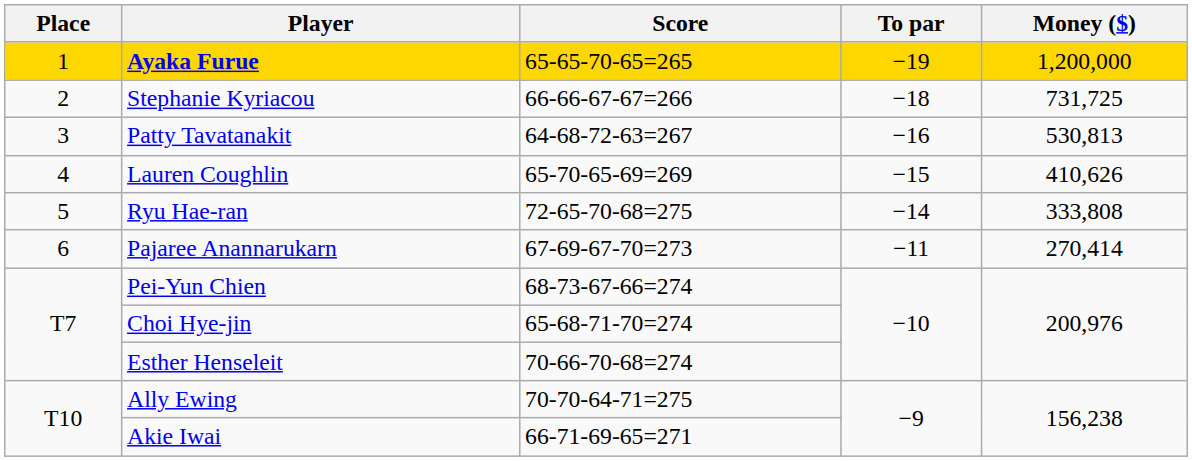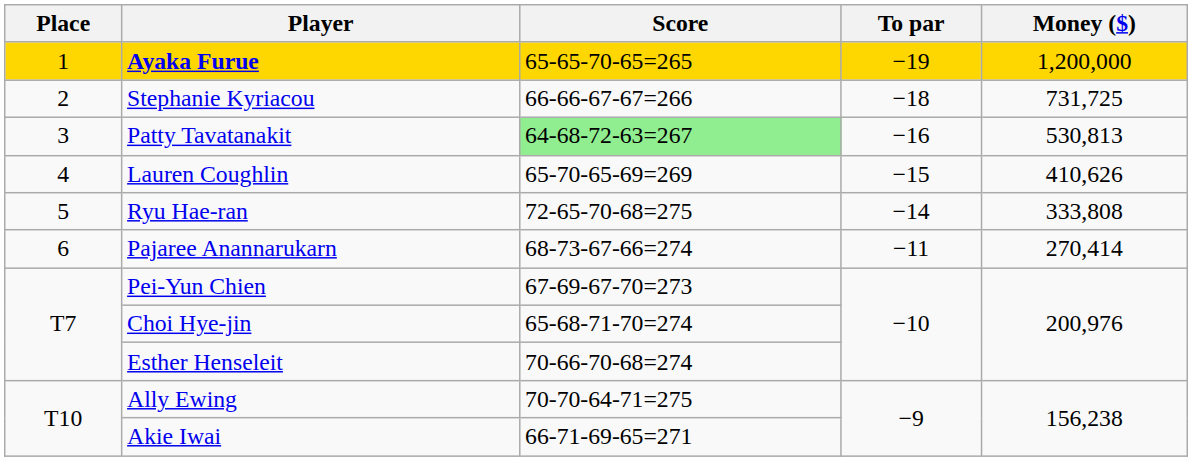(609, 135) no background -> (609, 135) lightgreen background
(609, 248) 67-69-67-70=273 -> (609, 248) 68-73-67-66=274
(609, 286) 68-73-67-66=274 -> (609, 286) 67-69-67-70=273
